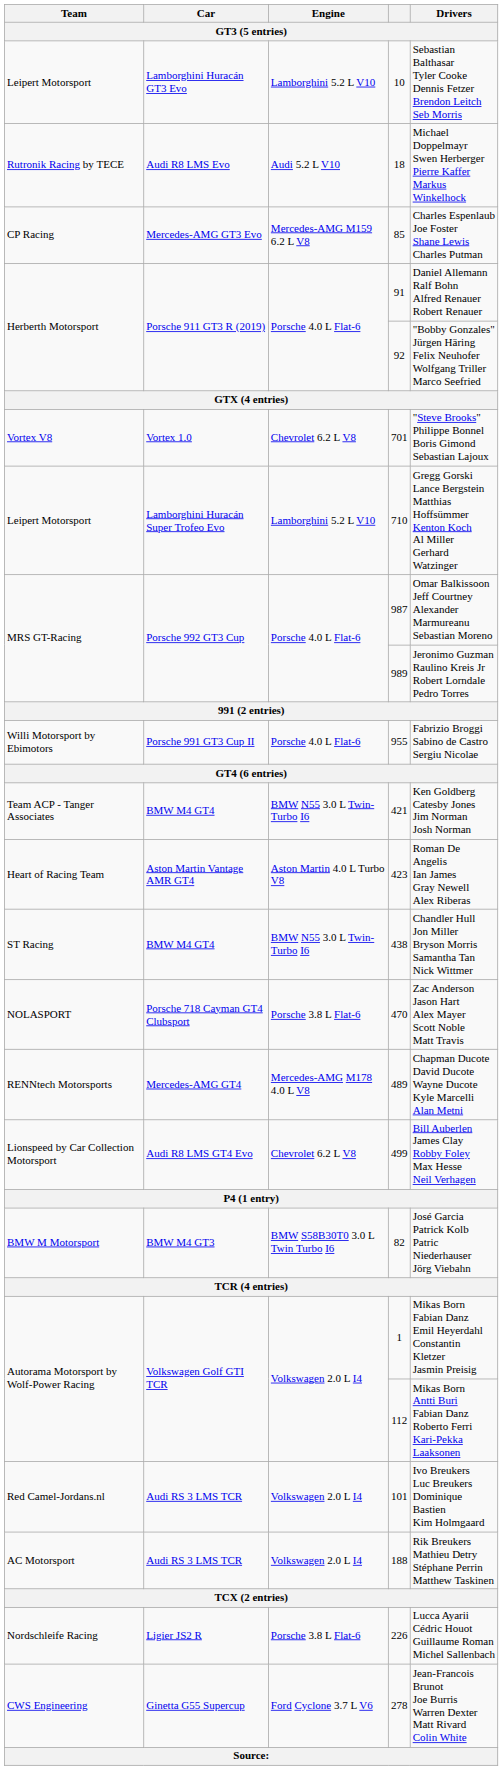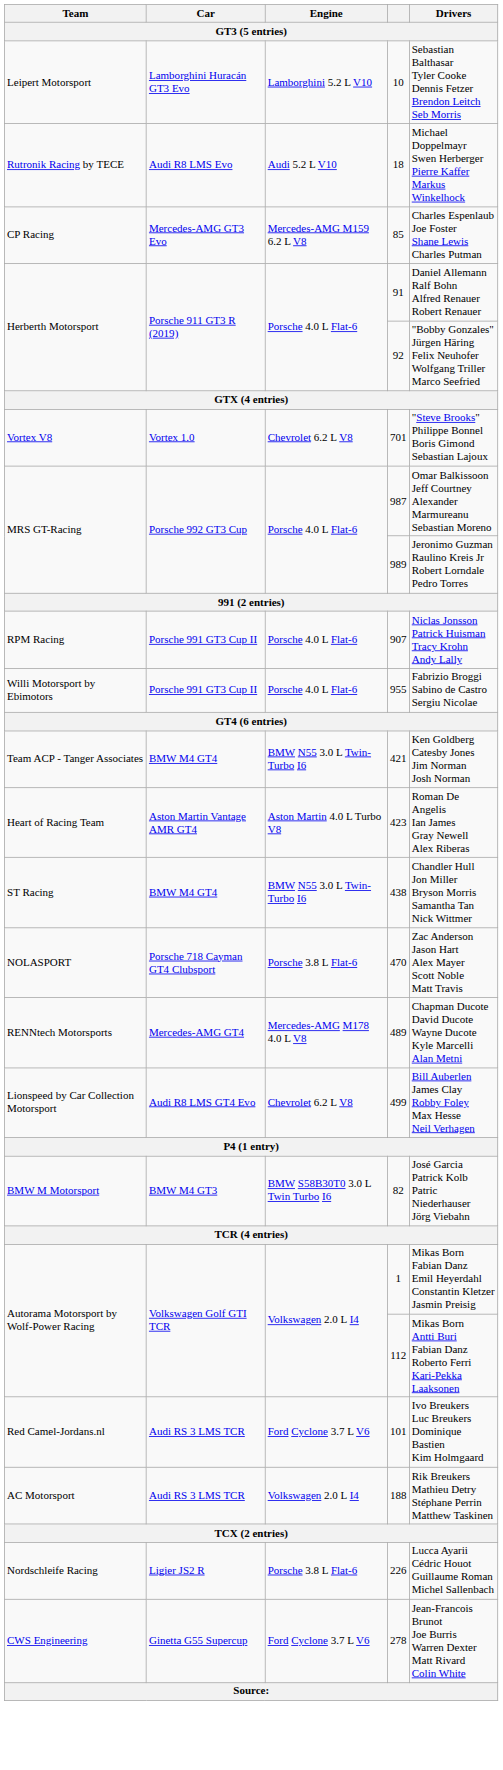- row: (399, 520)
+ row: (398, 639)
(316, 1496) Volkswagen 2.0 L I4 -> (319, 1431) Ford Cyclone 3.7 L V6
